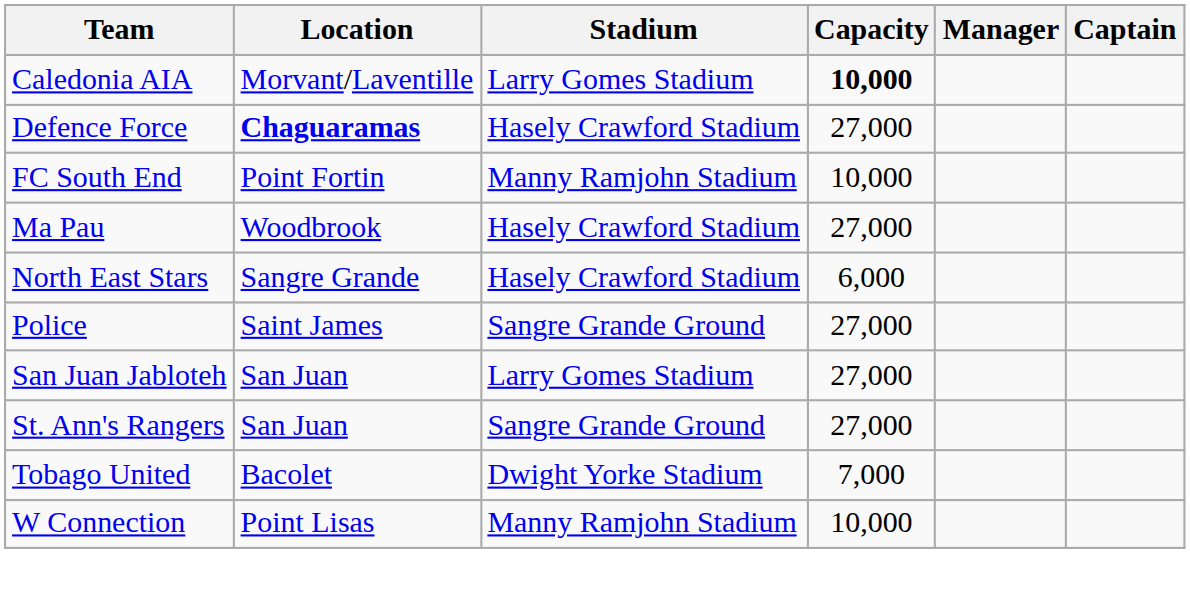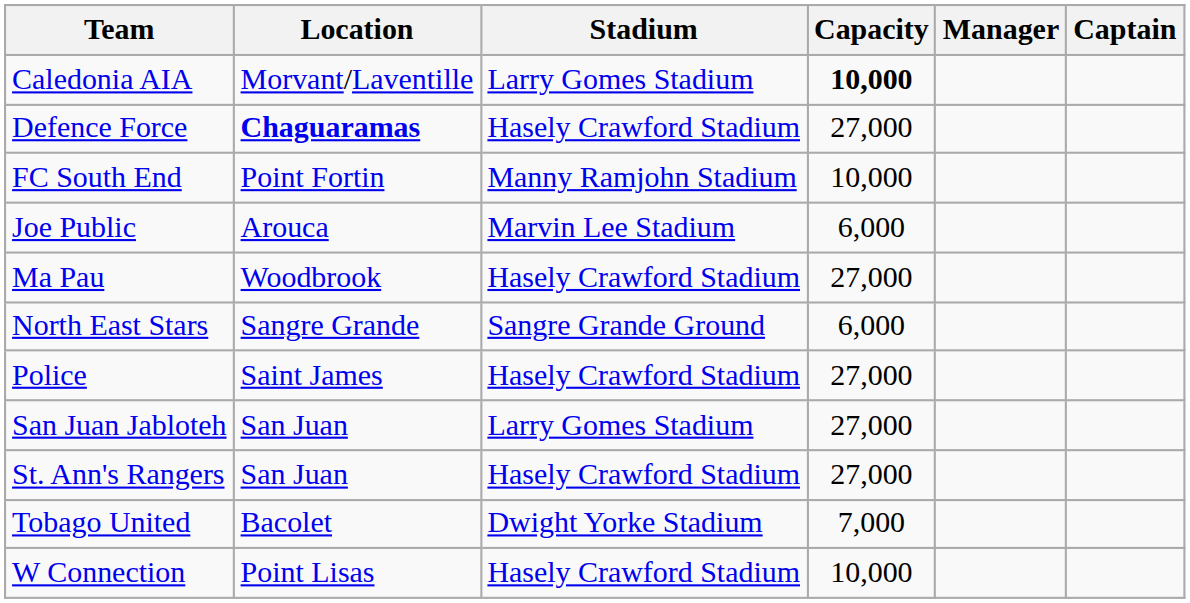+ row: (74, 227)
(644, 276) Hasely Crawford Stadium -> (626, 325) Sangre Grande Ground
(626, 325) Sangre Grande Ground -> (644, 375) Hasely Crawford Stadium
(626, 424) Sangre Grande Ground -> (644, 474) Hasely Crawford Stadium
(642, 523) Manny Ramjohn Stadium -> (644, 572) Hasely Crawford Stadium
